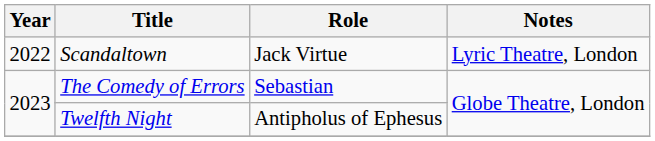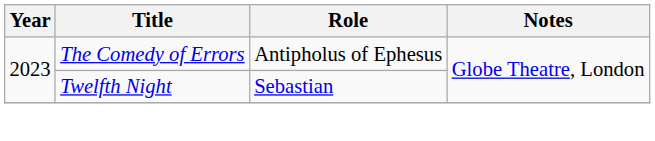- row: (114, 53)
(294, 86) Sebastian -> (348, 53) Antipholus of Ephesus
(348, 119) Antipholus of Ephesus -> (294, 86) Sebastian
